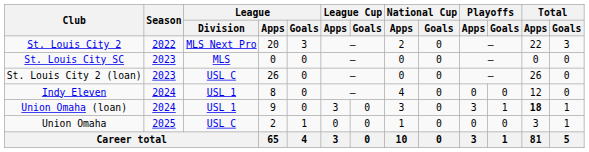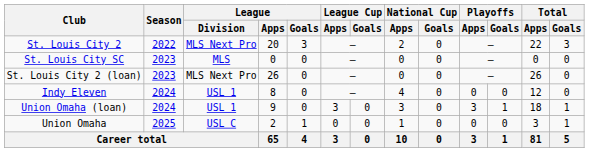(221, 76) USL C -> (221, 76) MLS Next Pro
(536, 108) bold -> (536, 108) normal
